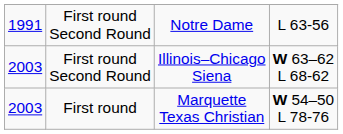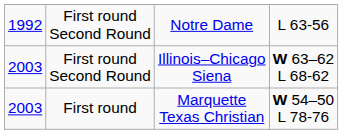(25, 25) 1991 -> (25, 25) 1992
